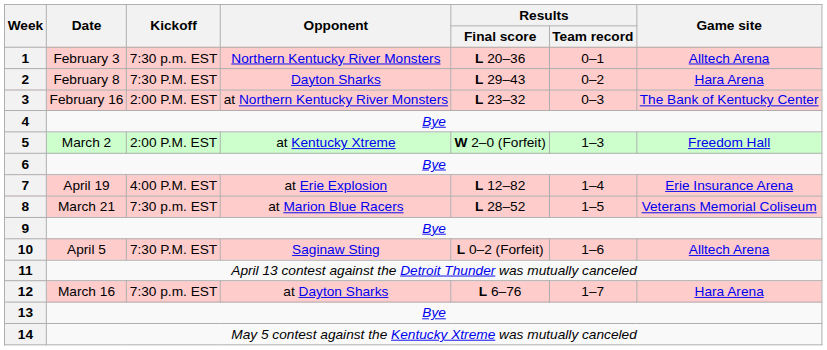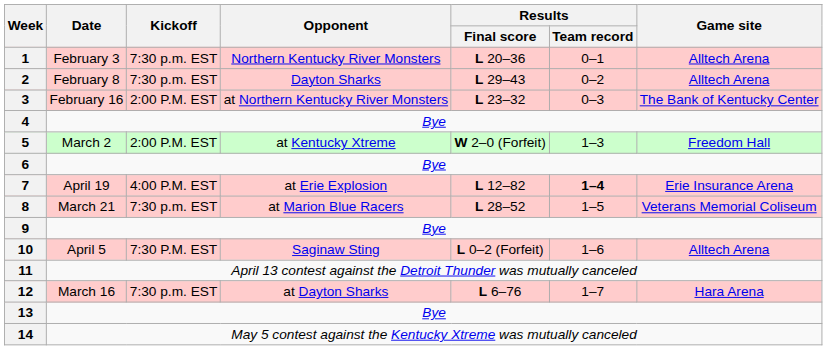(174, 79) 7:30 P.M. EST -> (174, 79) 7:30 p.m. EST
(729, 79) Hara Arena -> (729, 79) Alltech Arena
(593, 185) normal -> (593, 185) bold
